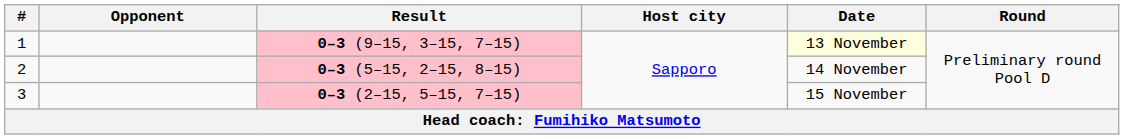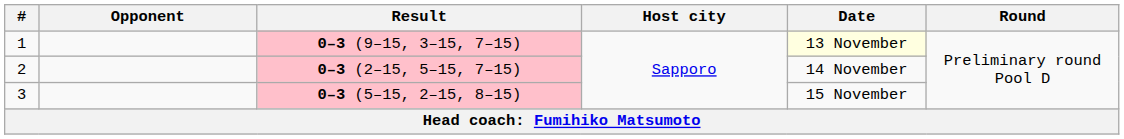(419, 69) 0–3 (5–15, 2–15, 8–15) -> (419, 69) 0–3 (2–15, 5–15, 7–15)
(419, 95) 0–3 (2–15, 5–15, 7–15) -> (419, 95) 0–3 (5–15, 2–15, 8–15)
